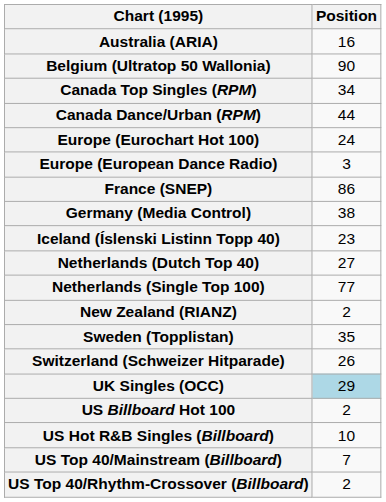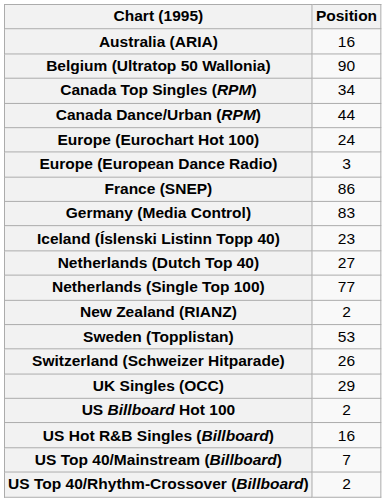(346, 213) 38 -> (346, 213) 83
(346, 336) 35 -> (346, 336) 53
(346, 386) lightblue background -> (346, 386) no background
(346, 435) 10 -> (346, 435) 16
